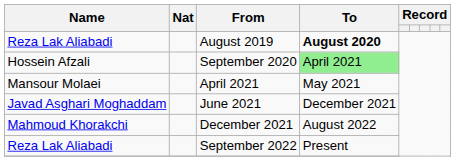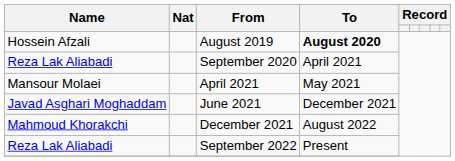(60, 41) Reza Lak Aliabadi -> (49, 41) Hossein Afzali
(49, 62) Hossein Afzali -> (60, 62) Reza Lak Aliabadi
(332, 62) lightgreen background -> (332, 62) no background
